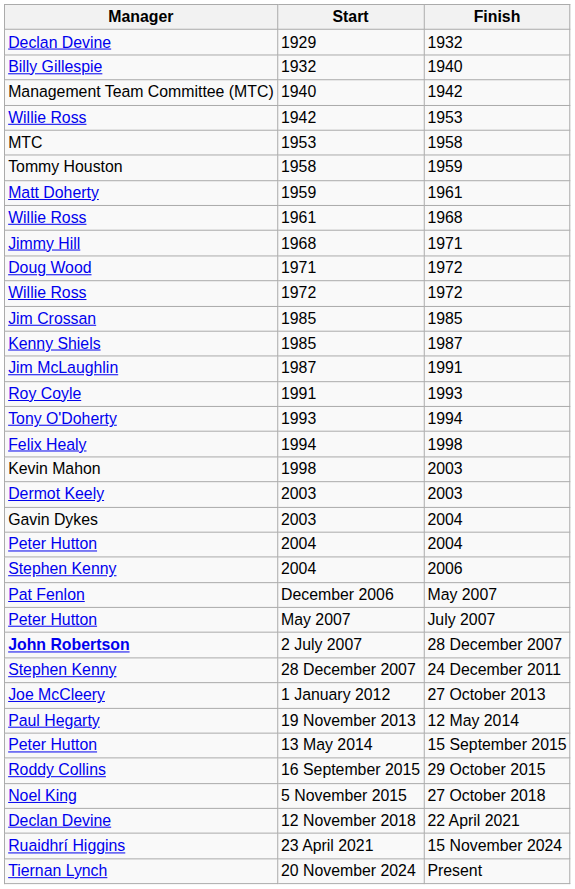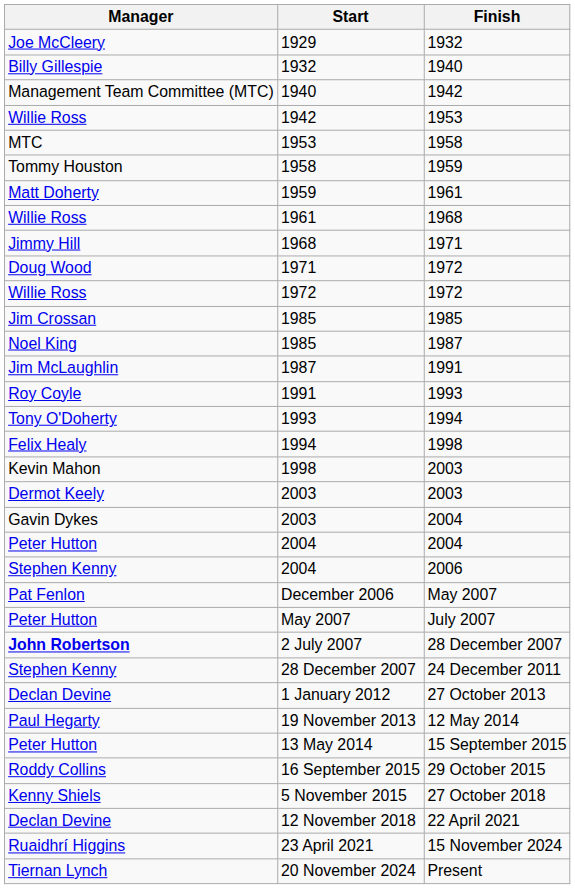(60, 42) Declan Devine -> (57, 42) Joe McCleery
(54, 343) Kenny Shiels -> (42, 343) Noel King
(57, 695) Joe McCleery -> (60, 695) Declan Devine
(42, 795) Noel King -> (54, 795) Kenny Shiels
